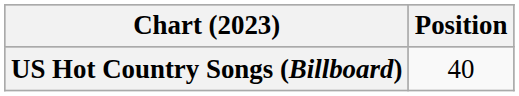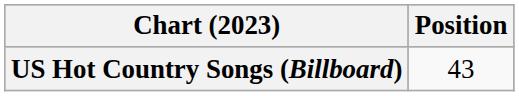(461, 68) 40 -> (461, 68) 43
